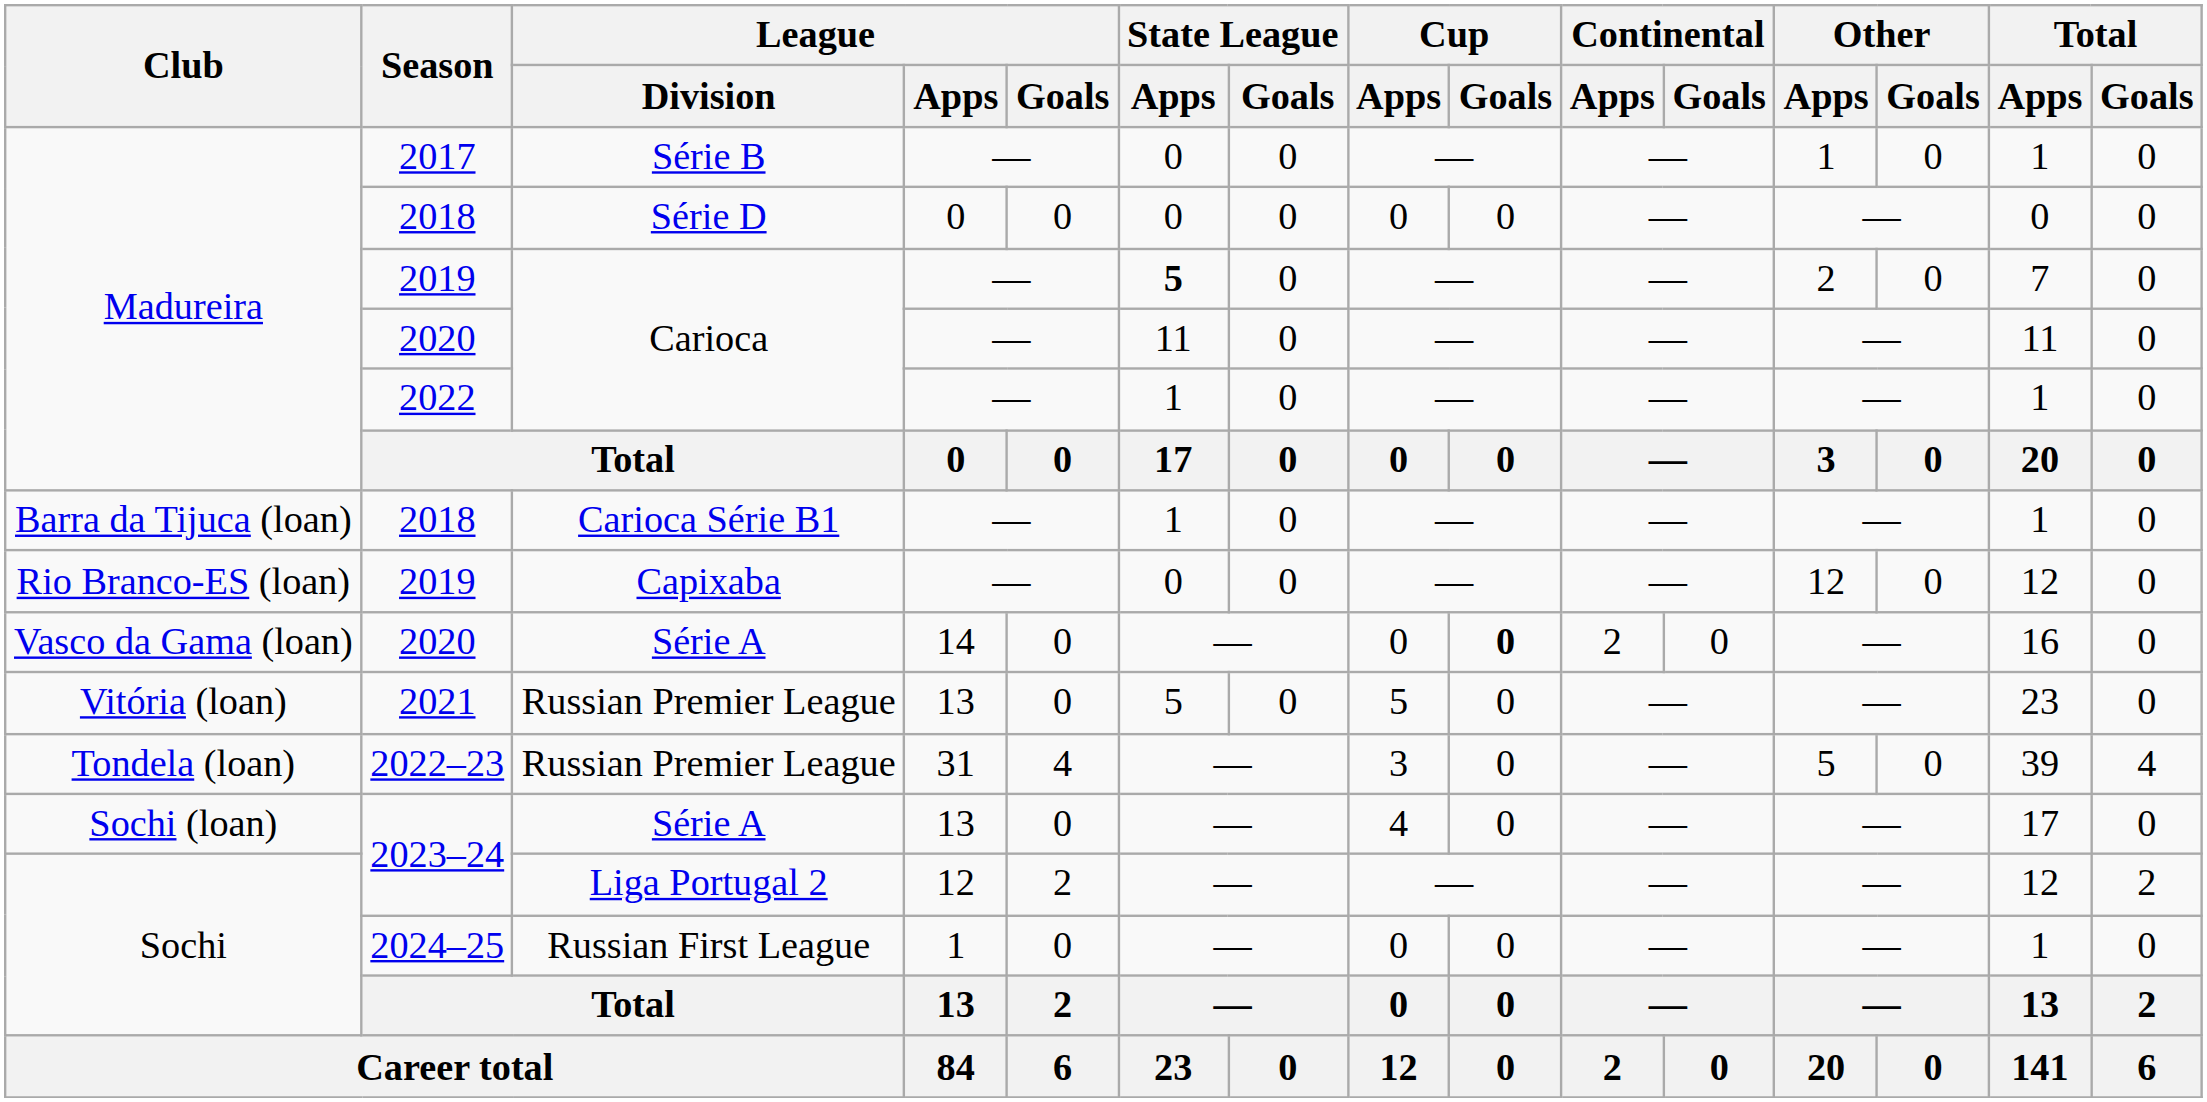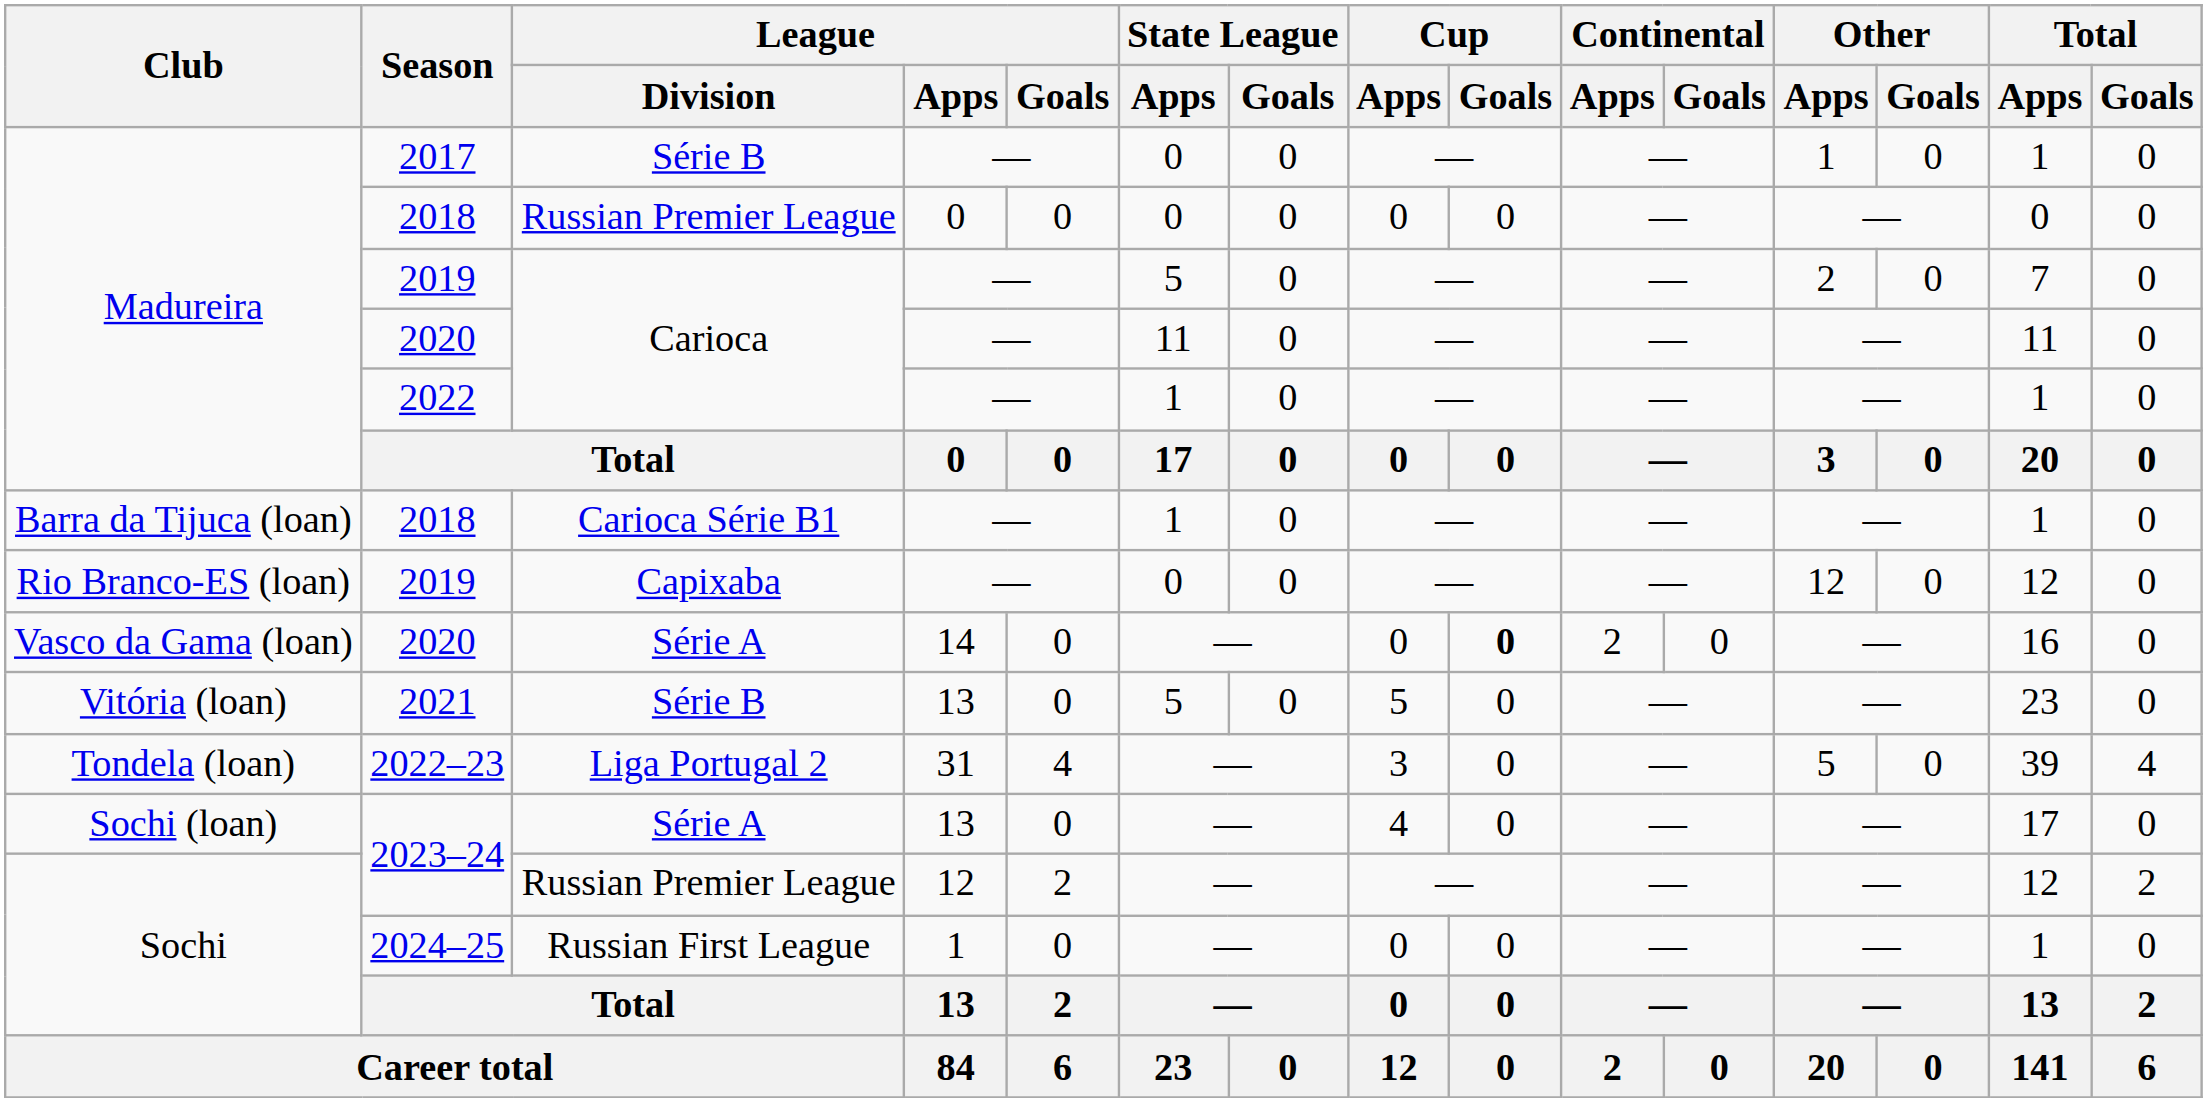(709, 216) Série D -> (709, 216) Russian Premier League
(1173, 277) bold -> (1173, 277) normal
(709, 701) Russian Premier League -> (709, 701) Série B
(709, 762) Russian Premier League -> (709, 762) Liga Portugal 2
(709, 883) Liga Portugal 2 -> (709, 883) Russian Premier League
